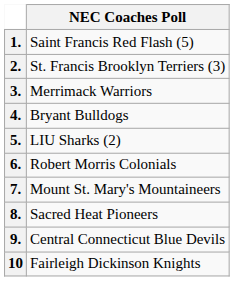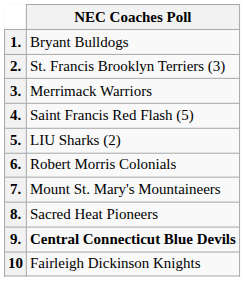(112, 41) Saint Francis Red Flash (5) -> (79, 41) Bryant Bulldogs
(79, 116) Bryant Bulldogs -> (112, 116) Saint Francis Red Flash (5)
(127, 239) normal -> (133, 239) bold
